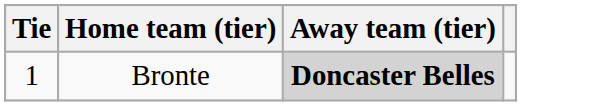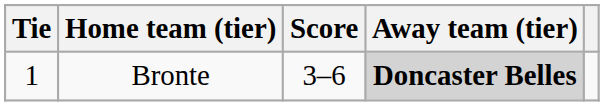+ column: (324, 27)
